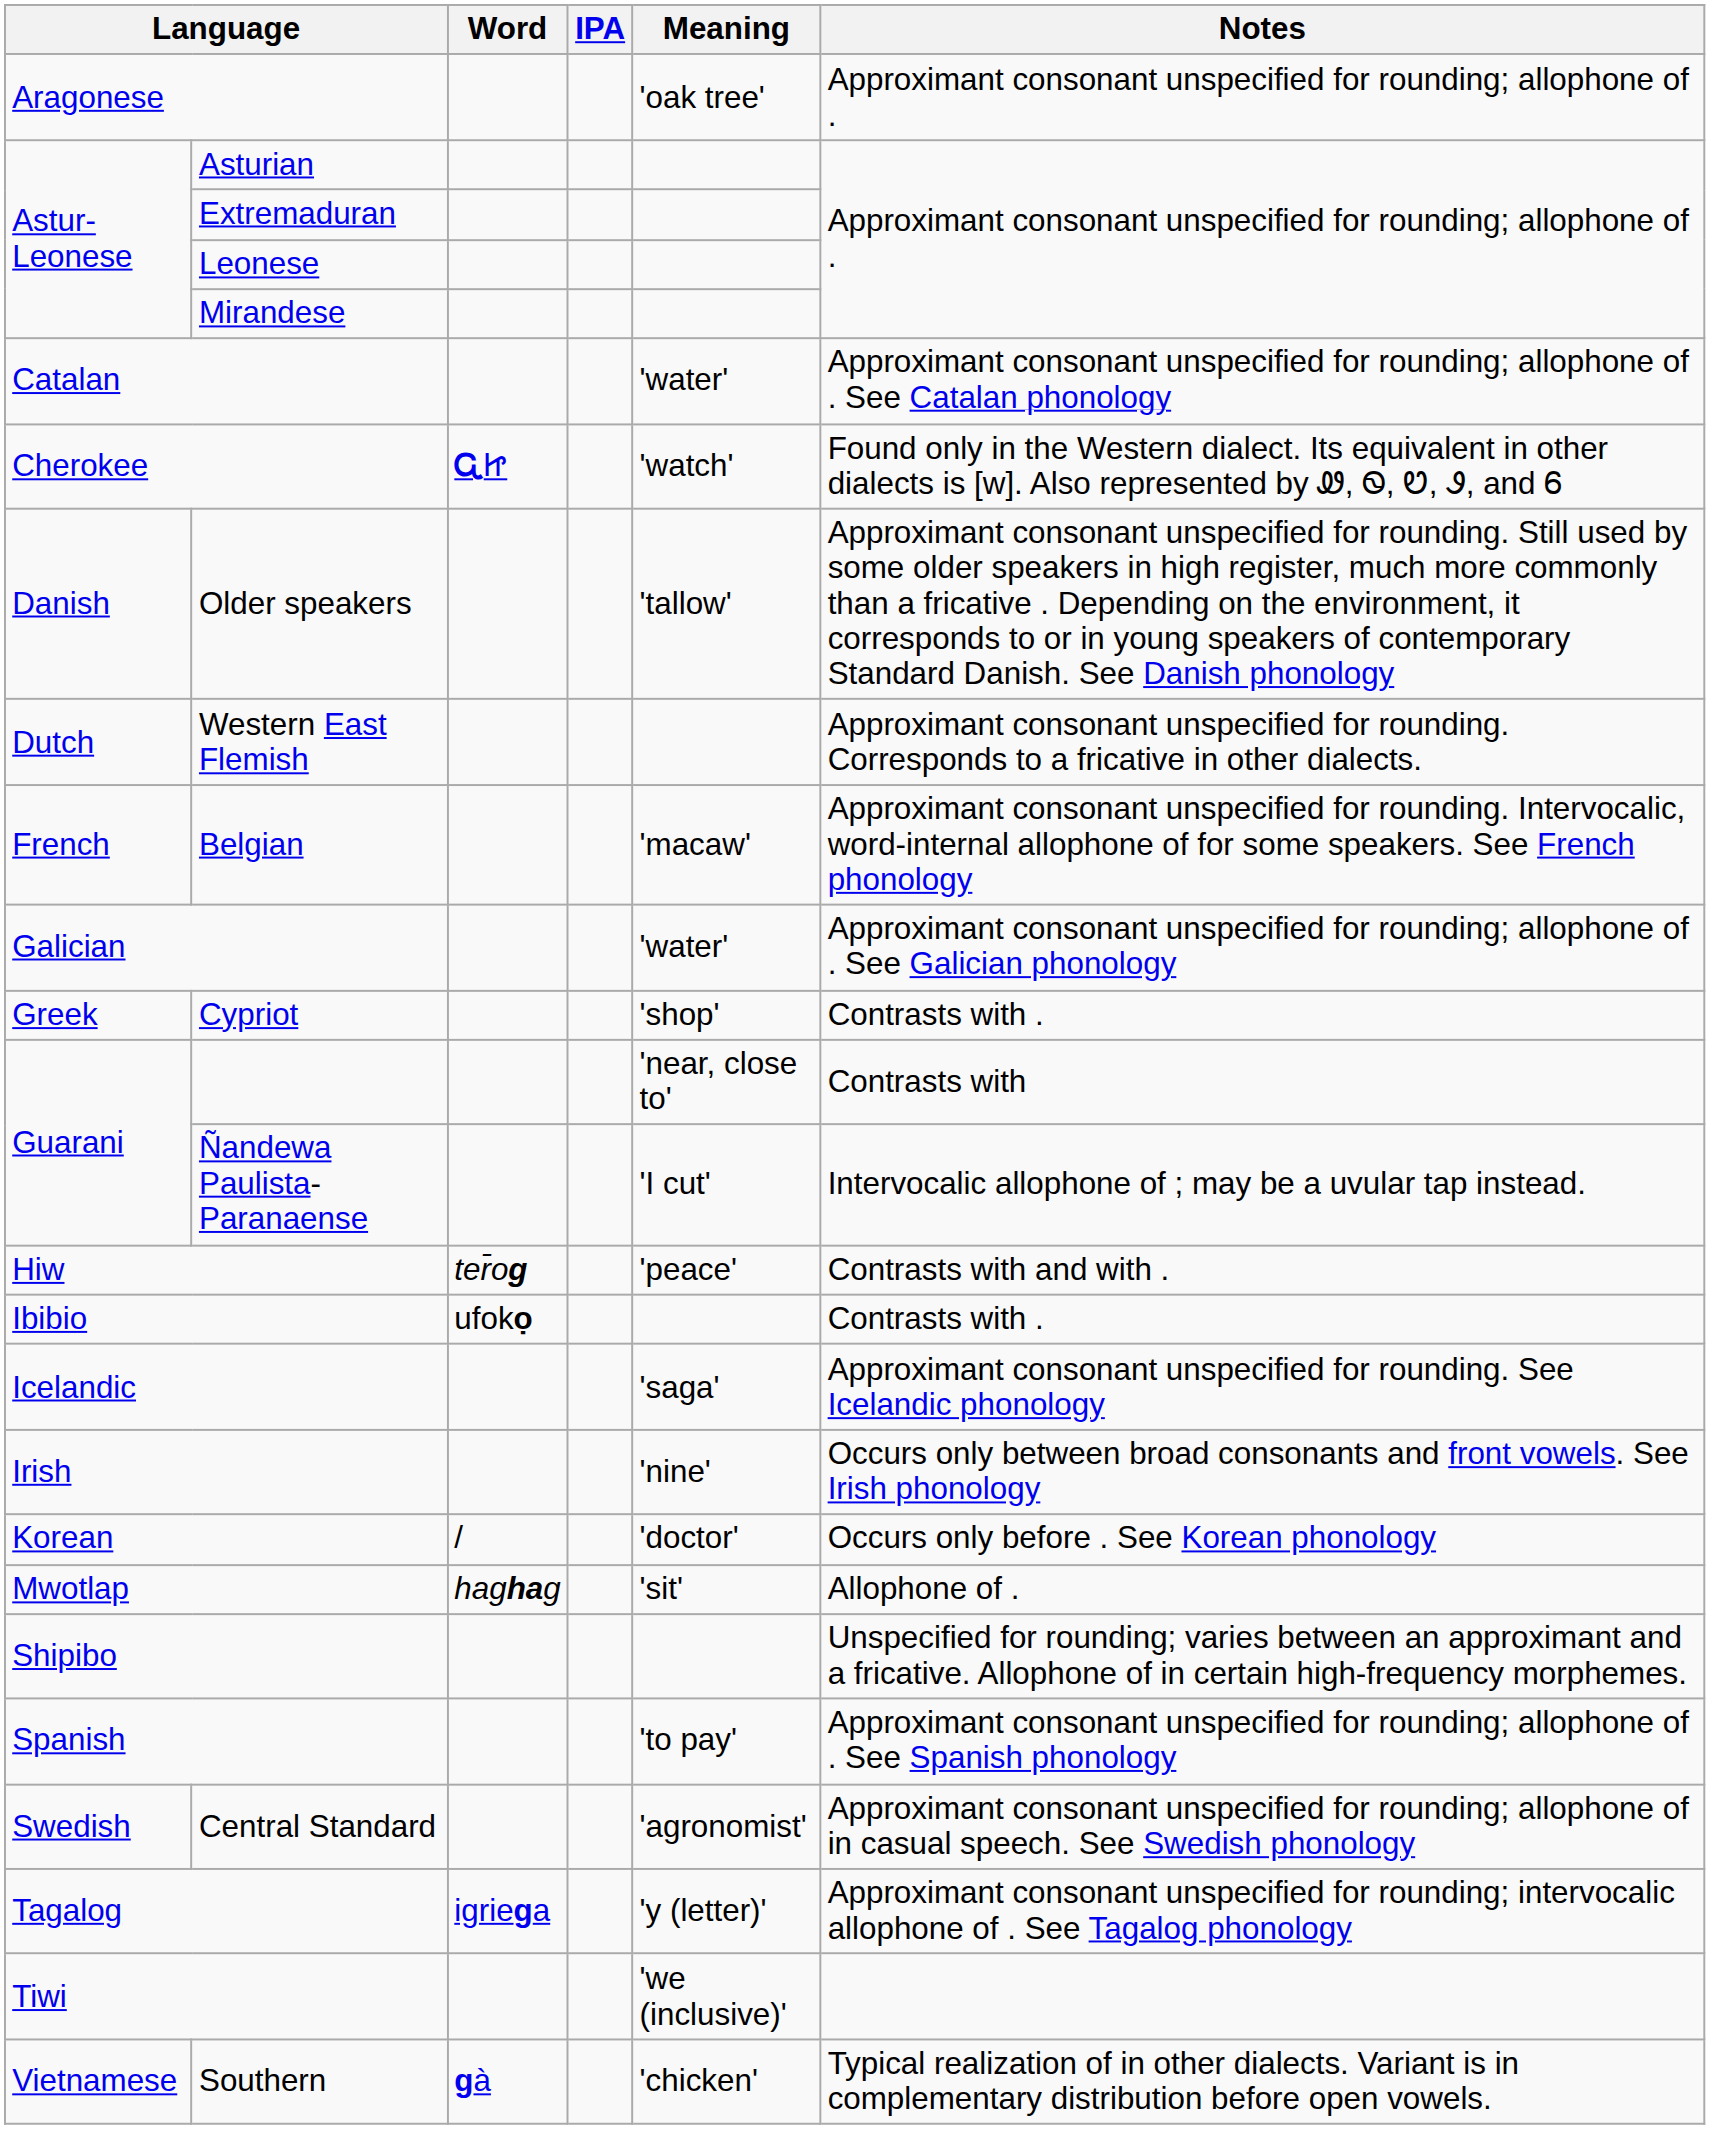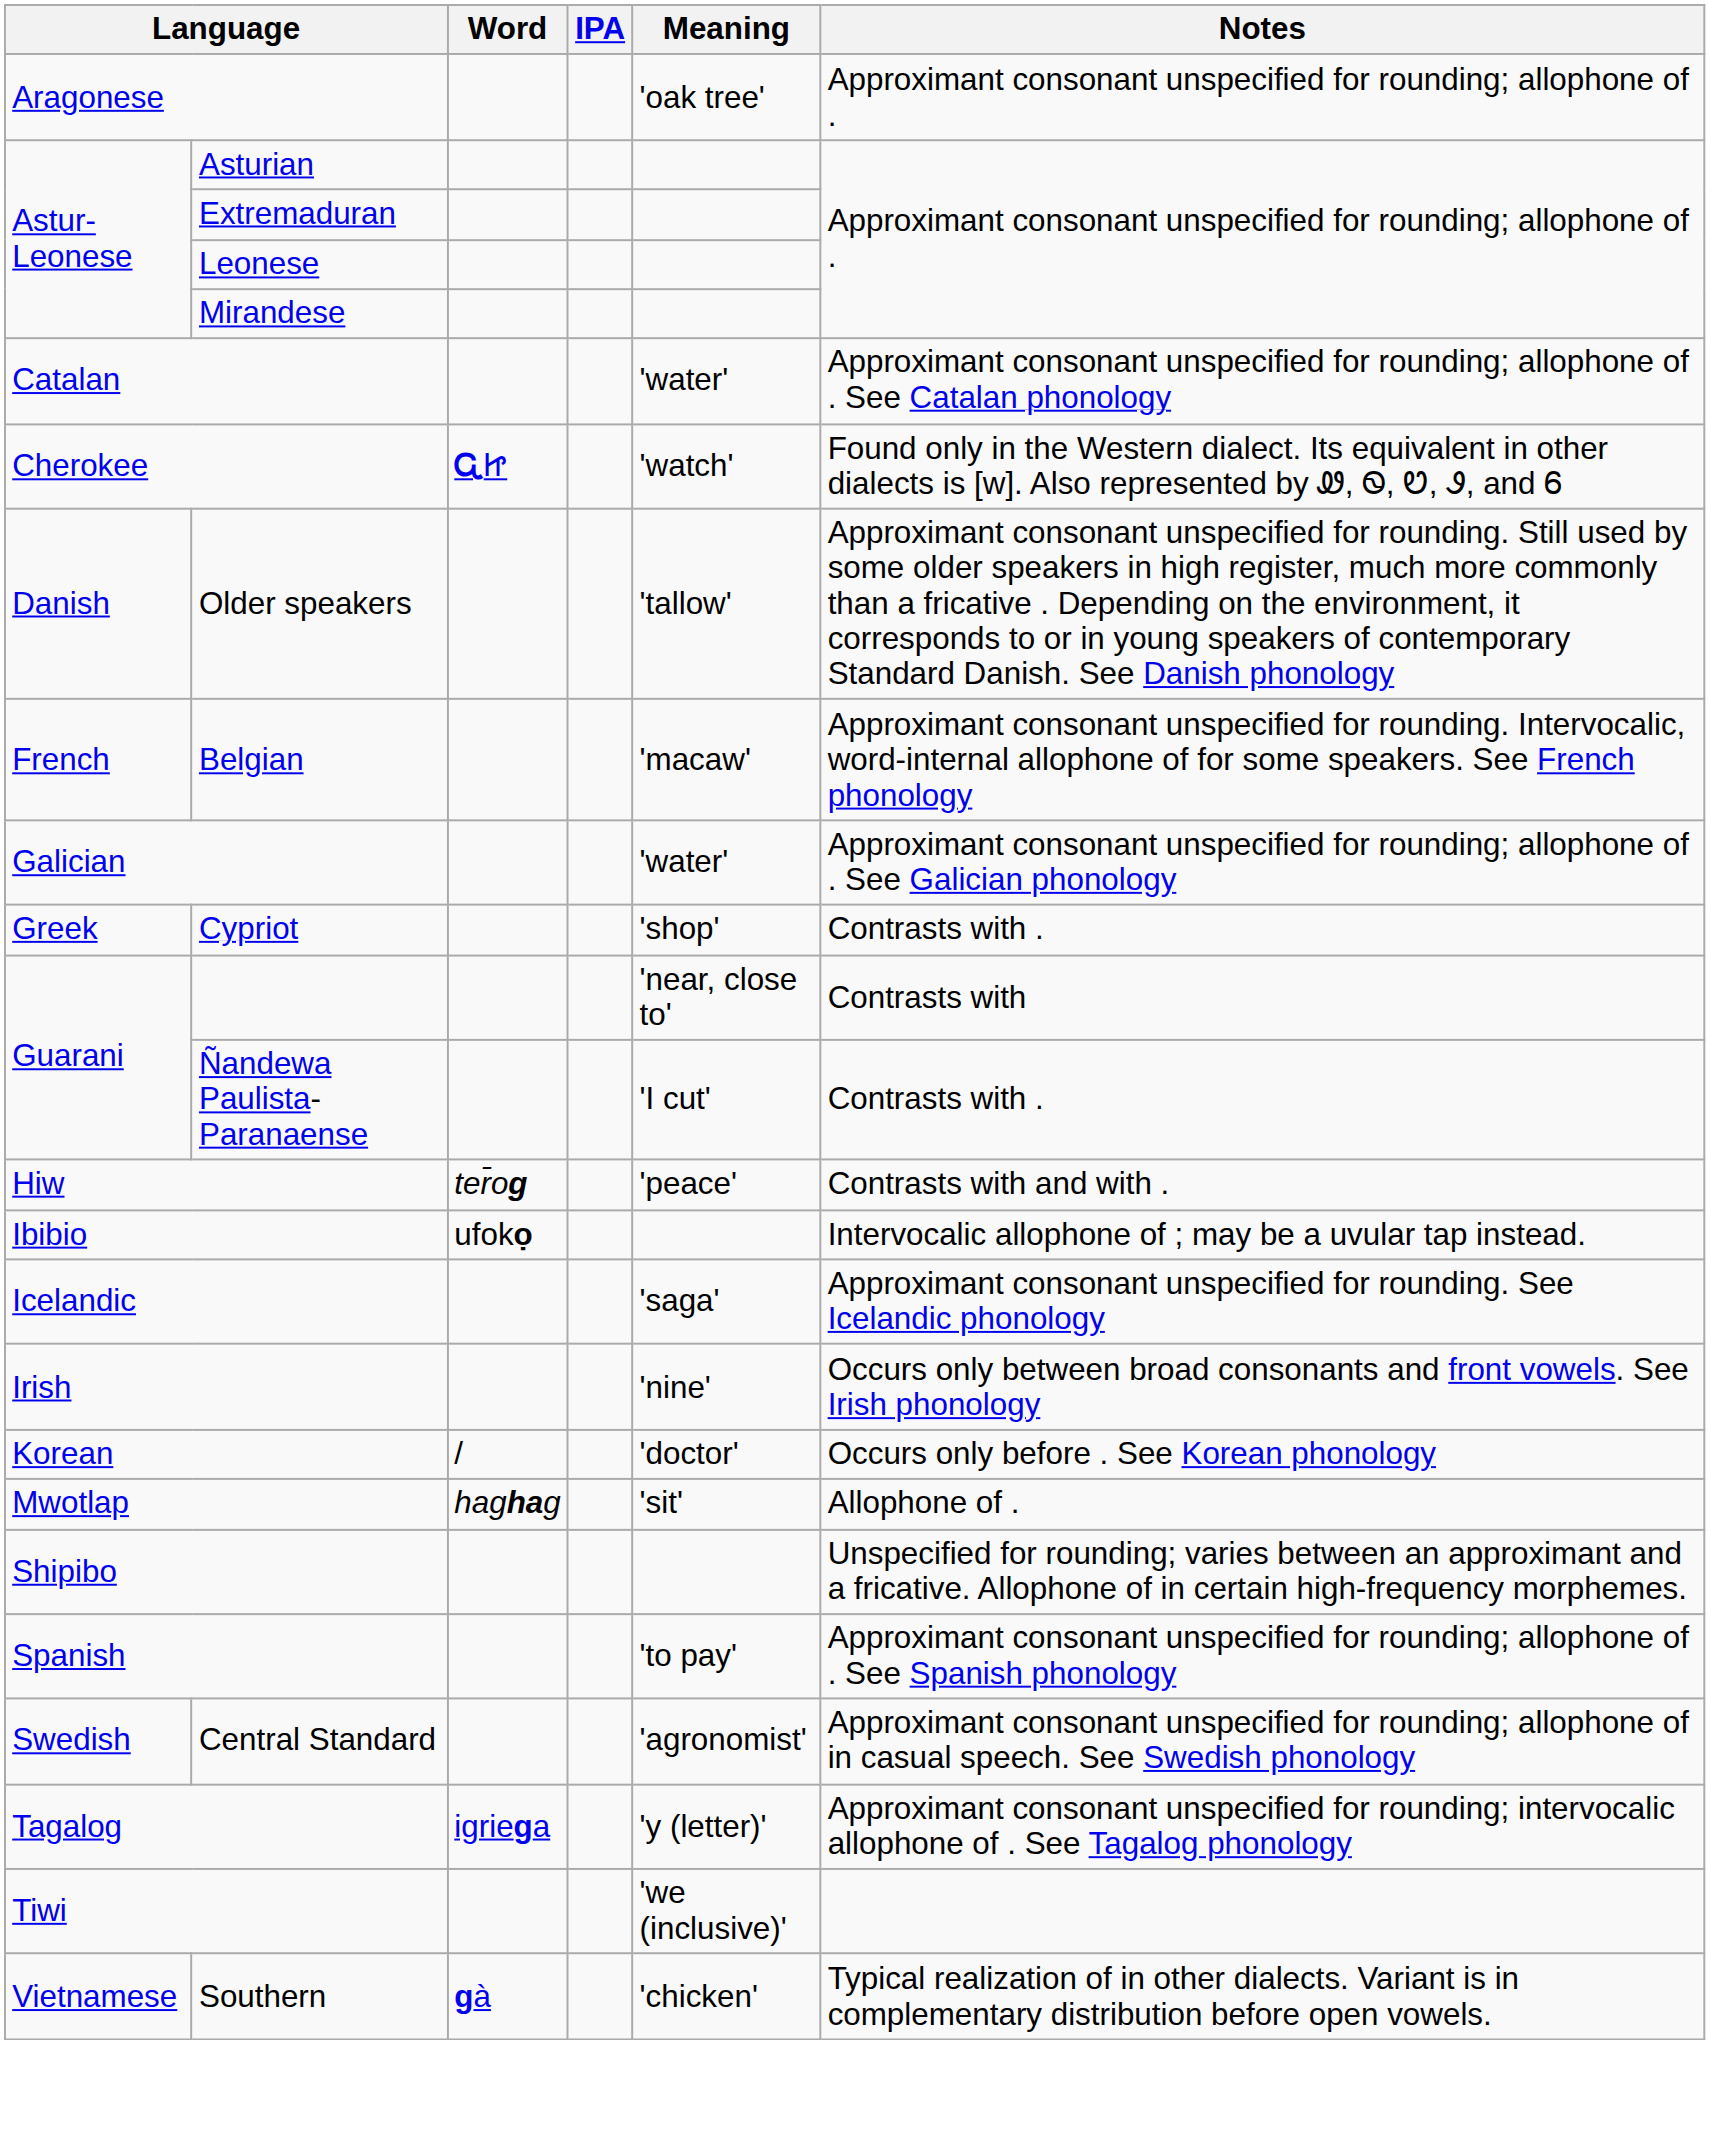- row: (293, 741)
(1207, 1184) Intervocalic allophone of ; may be a uvular tap instead. -> (936, 1099) Contrasts with .
(936, 1319) Contrasts with . -> (1207, 1234) Intervocalic allophone of ; may be a uvular tap instead.
